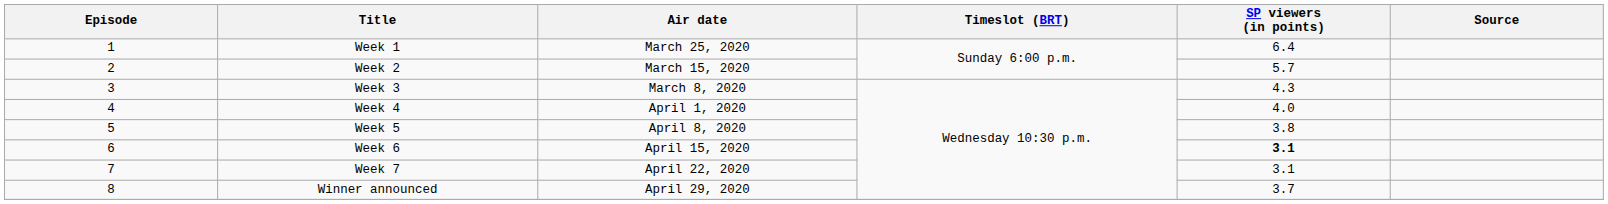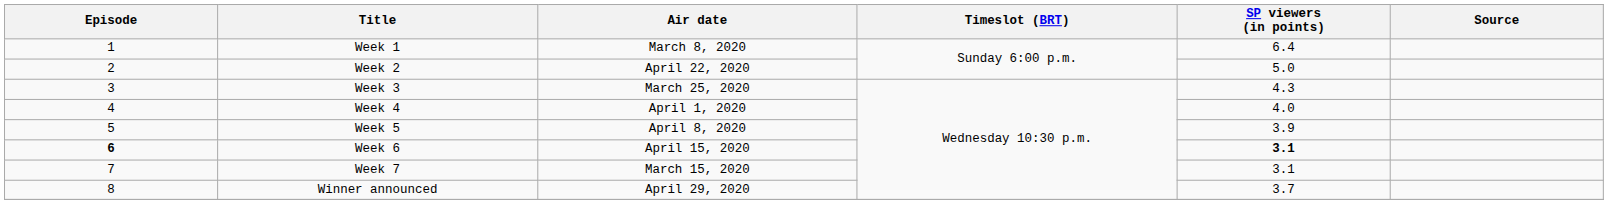(697, 49) March 25, 2020 -> (697, 49) March 8, 2020
(697, 69) March 15, 2020 -> (697, 69) April 22, 2020
(1284, 69) 5.7 -> (1284, 69) 5.0
(697, 89) March 8, 2020 -> (697, 89) March 25, 2020
(1284, 130) 3.8 -> (1284, 130) 3.9
(111, 150) normal -> (111, 150) bold
(697, 170) April 22, 2020 -> (697, 170) March 15, 2020
